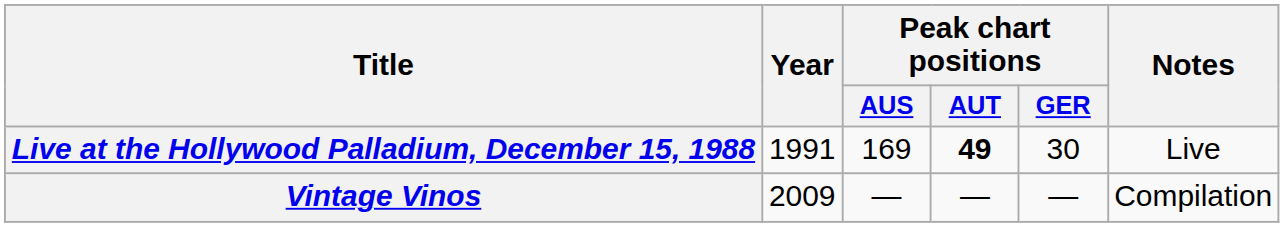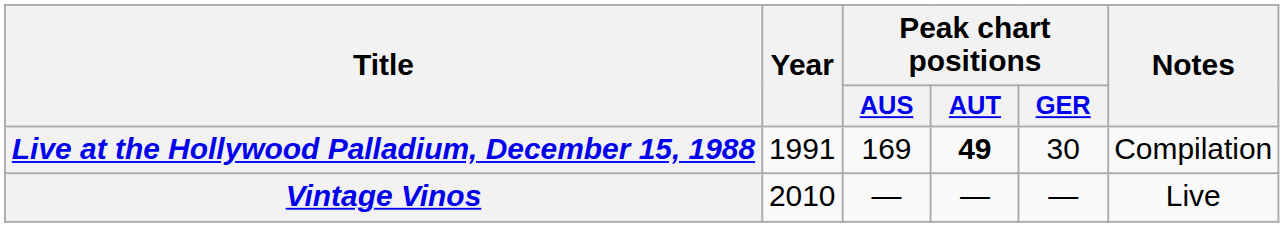(1193, 149) Live -> (1193, 149) Compilation
(802, 196) 2009 -> (802, 196) 2010
(1193, 196) Compilation -> (1193, 196) Live
